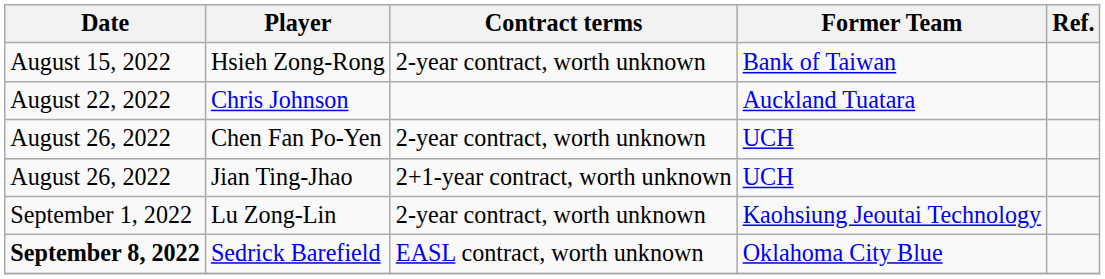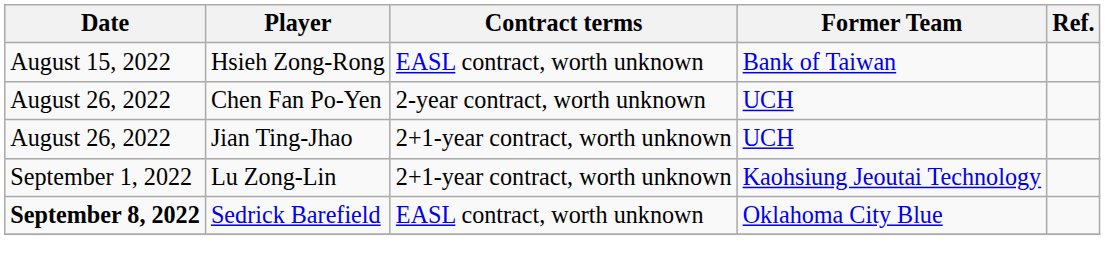(551, 61) 2-year contract, worth unknown -> (550, 61) EASL contract, worth unknown
- row: (280, 100)
(551, 215) 2-year contract, worth unknown -> (564, 176) 2+1-year contract, worth unknown
